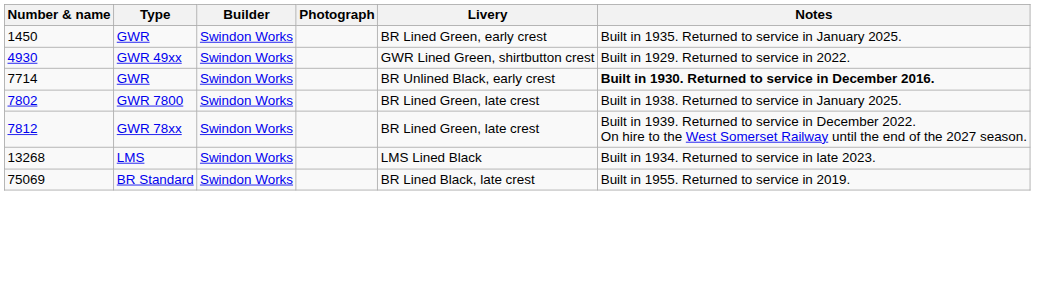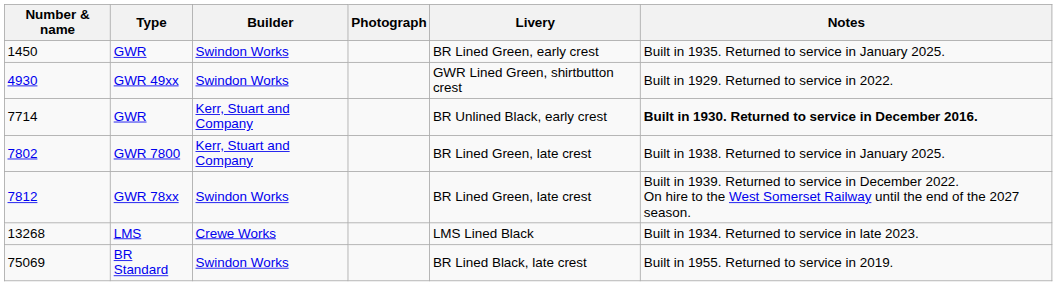(246, 79) Swindon Works -> (243, 116) Kerr, Stuart and Company
(246, 100) Swindon Works -> (243, 153) Kerr, Stuart and Company
(246, 158) Swindon Works -> (236, 233) Crewe Works
